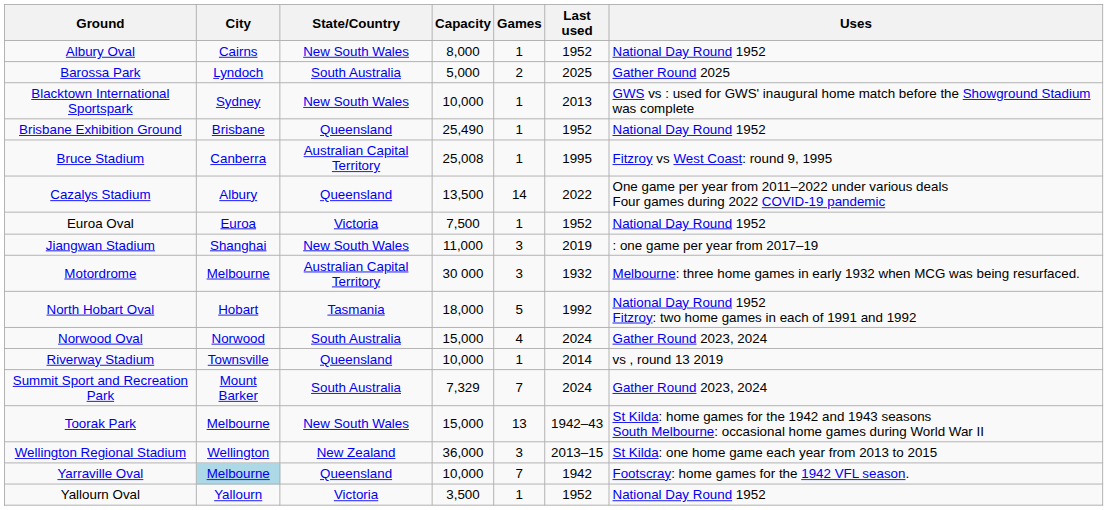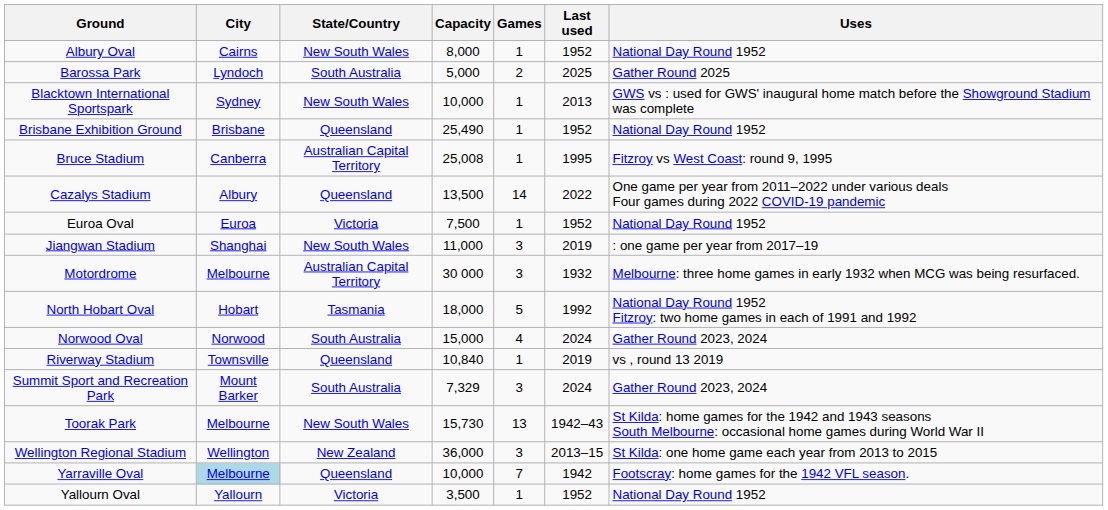(463, 359) 10,000 -> (463, 359) 10,840
(577, 359) 2014 -> (577, 359) 2019
(519, 388) 7 -> (519, 388) 3
(463, 424) 15,000 -> (463, 424) 15,730
